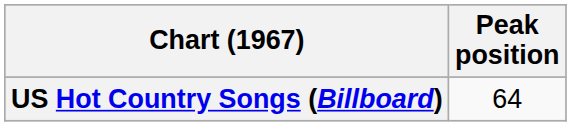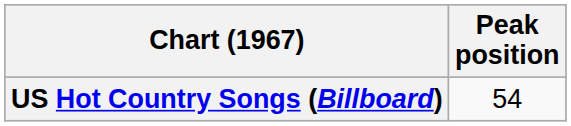(507, 98) 64 -> (507, 98) 54
